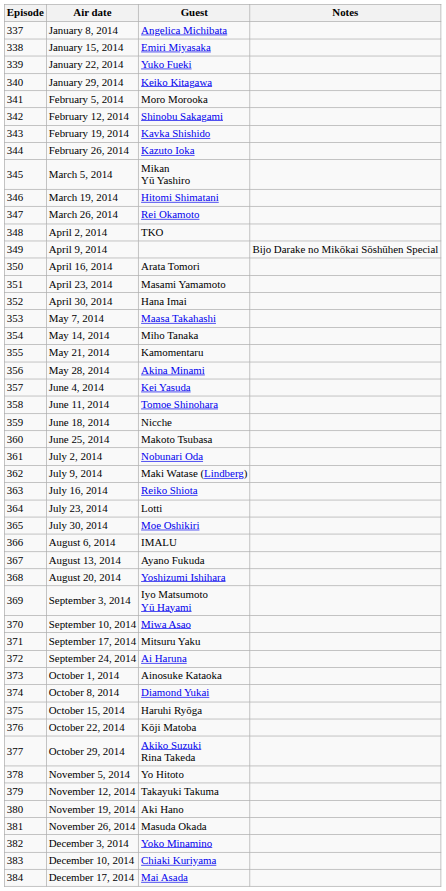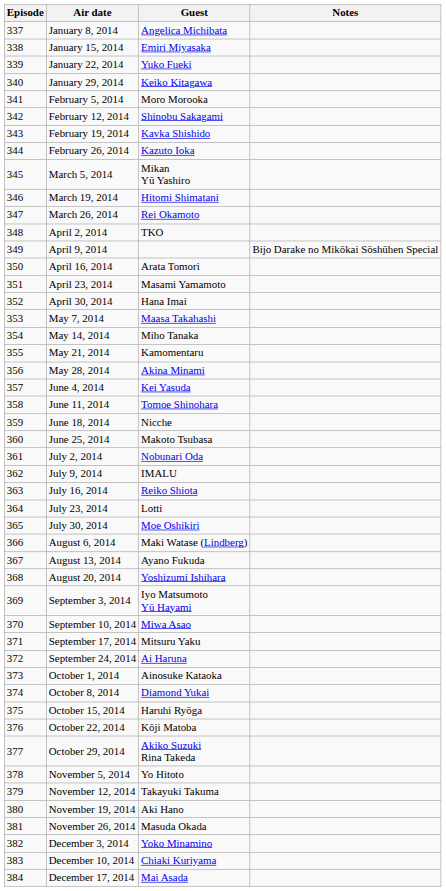(194, 473) Maki Watase (Lindberg) -> (159, 473) IMALU
(159, 543) IMALU -> (194, 543) Maki Watase (Lindberg)
